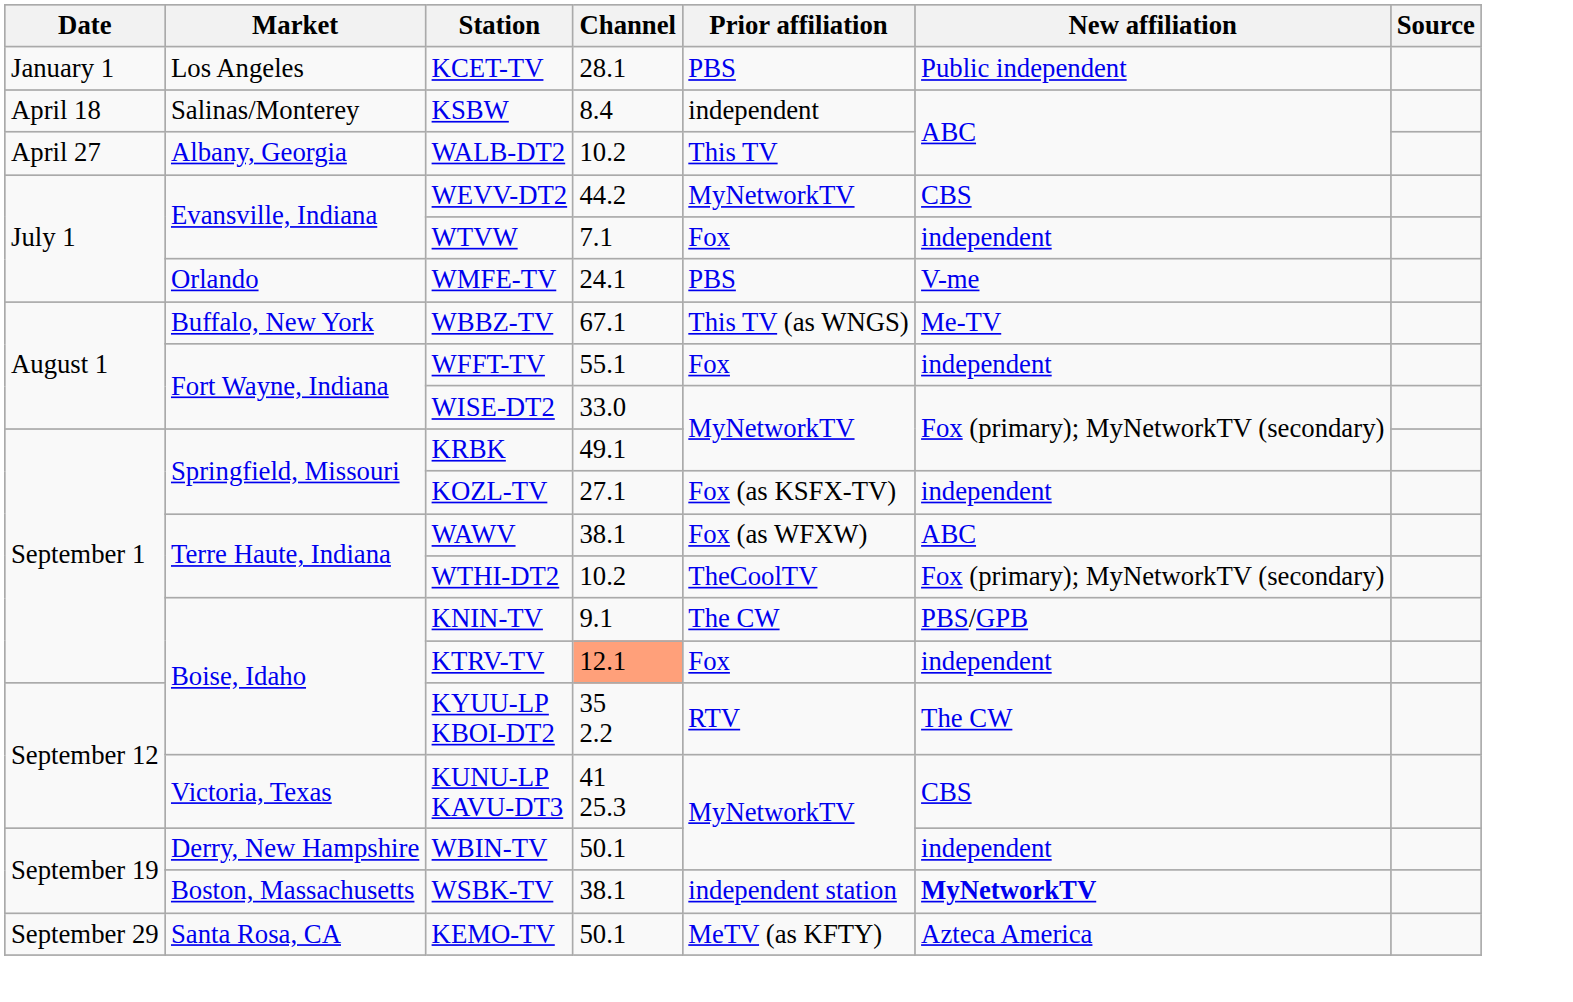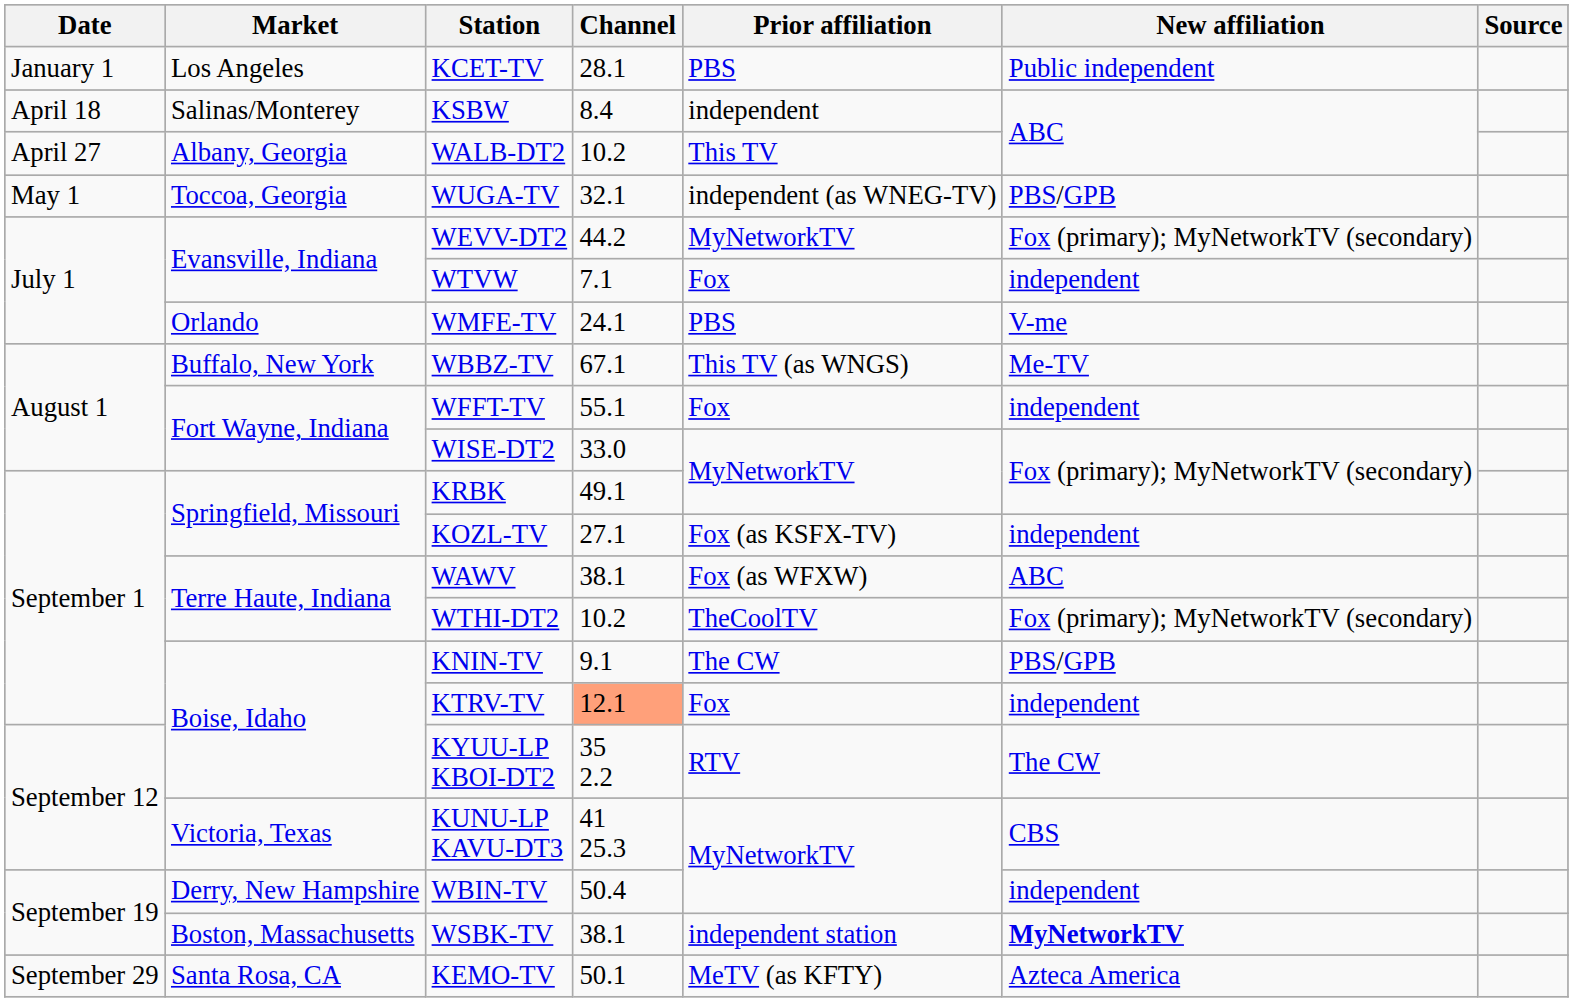+ row: (495, 195)
(946, 195) CBS -> (1240, 237) Fox (primary); MyNetworkTV (secondary)
(603, 848) 50.1 -> (603, 890) 50.4
